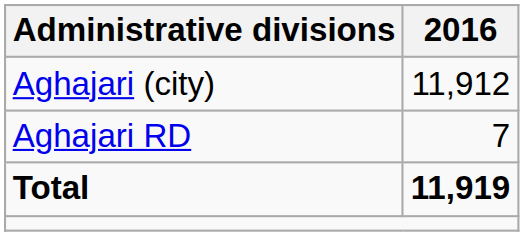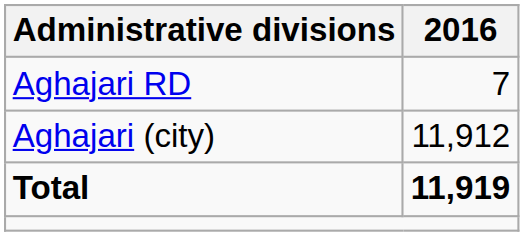rows swapped: (102, 135) <-> (114, 83)
